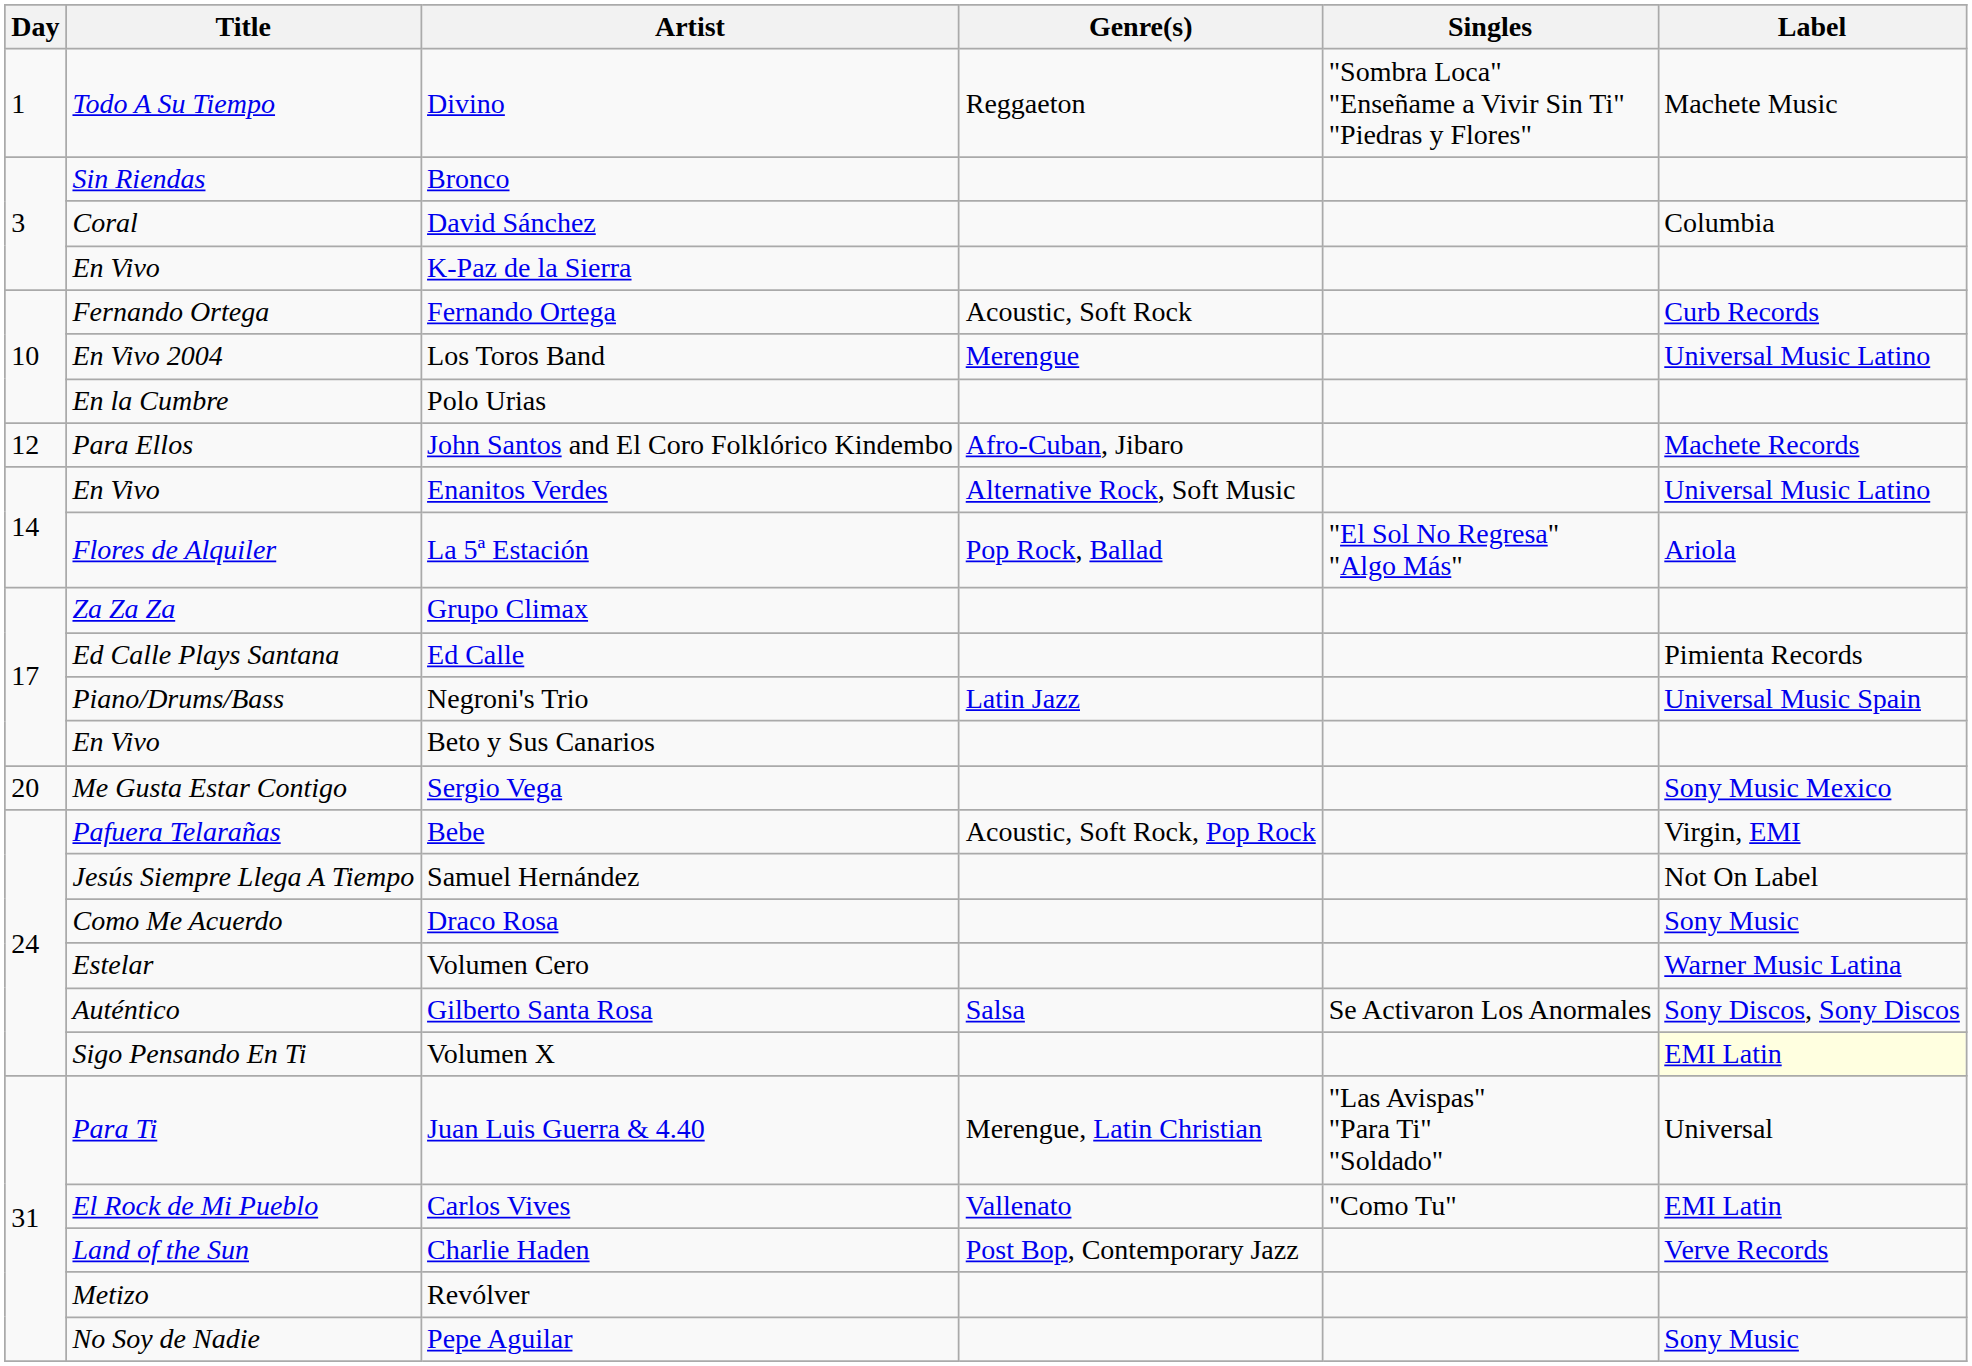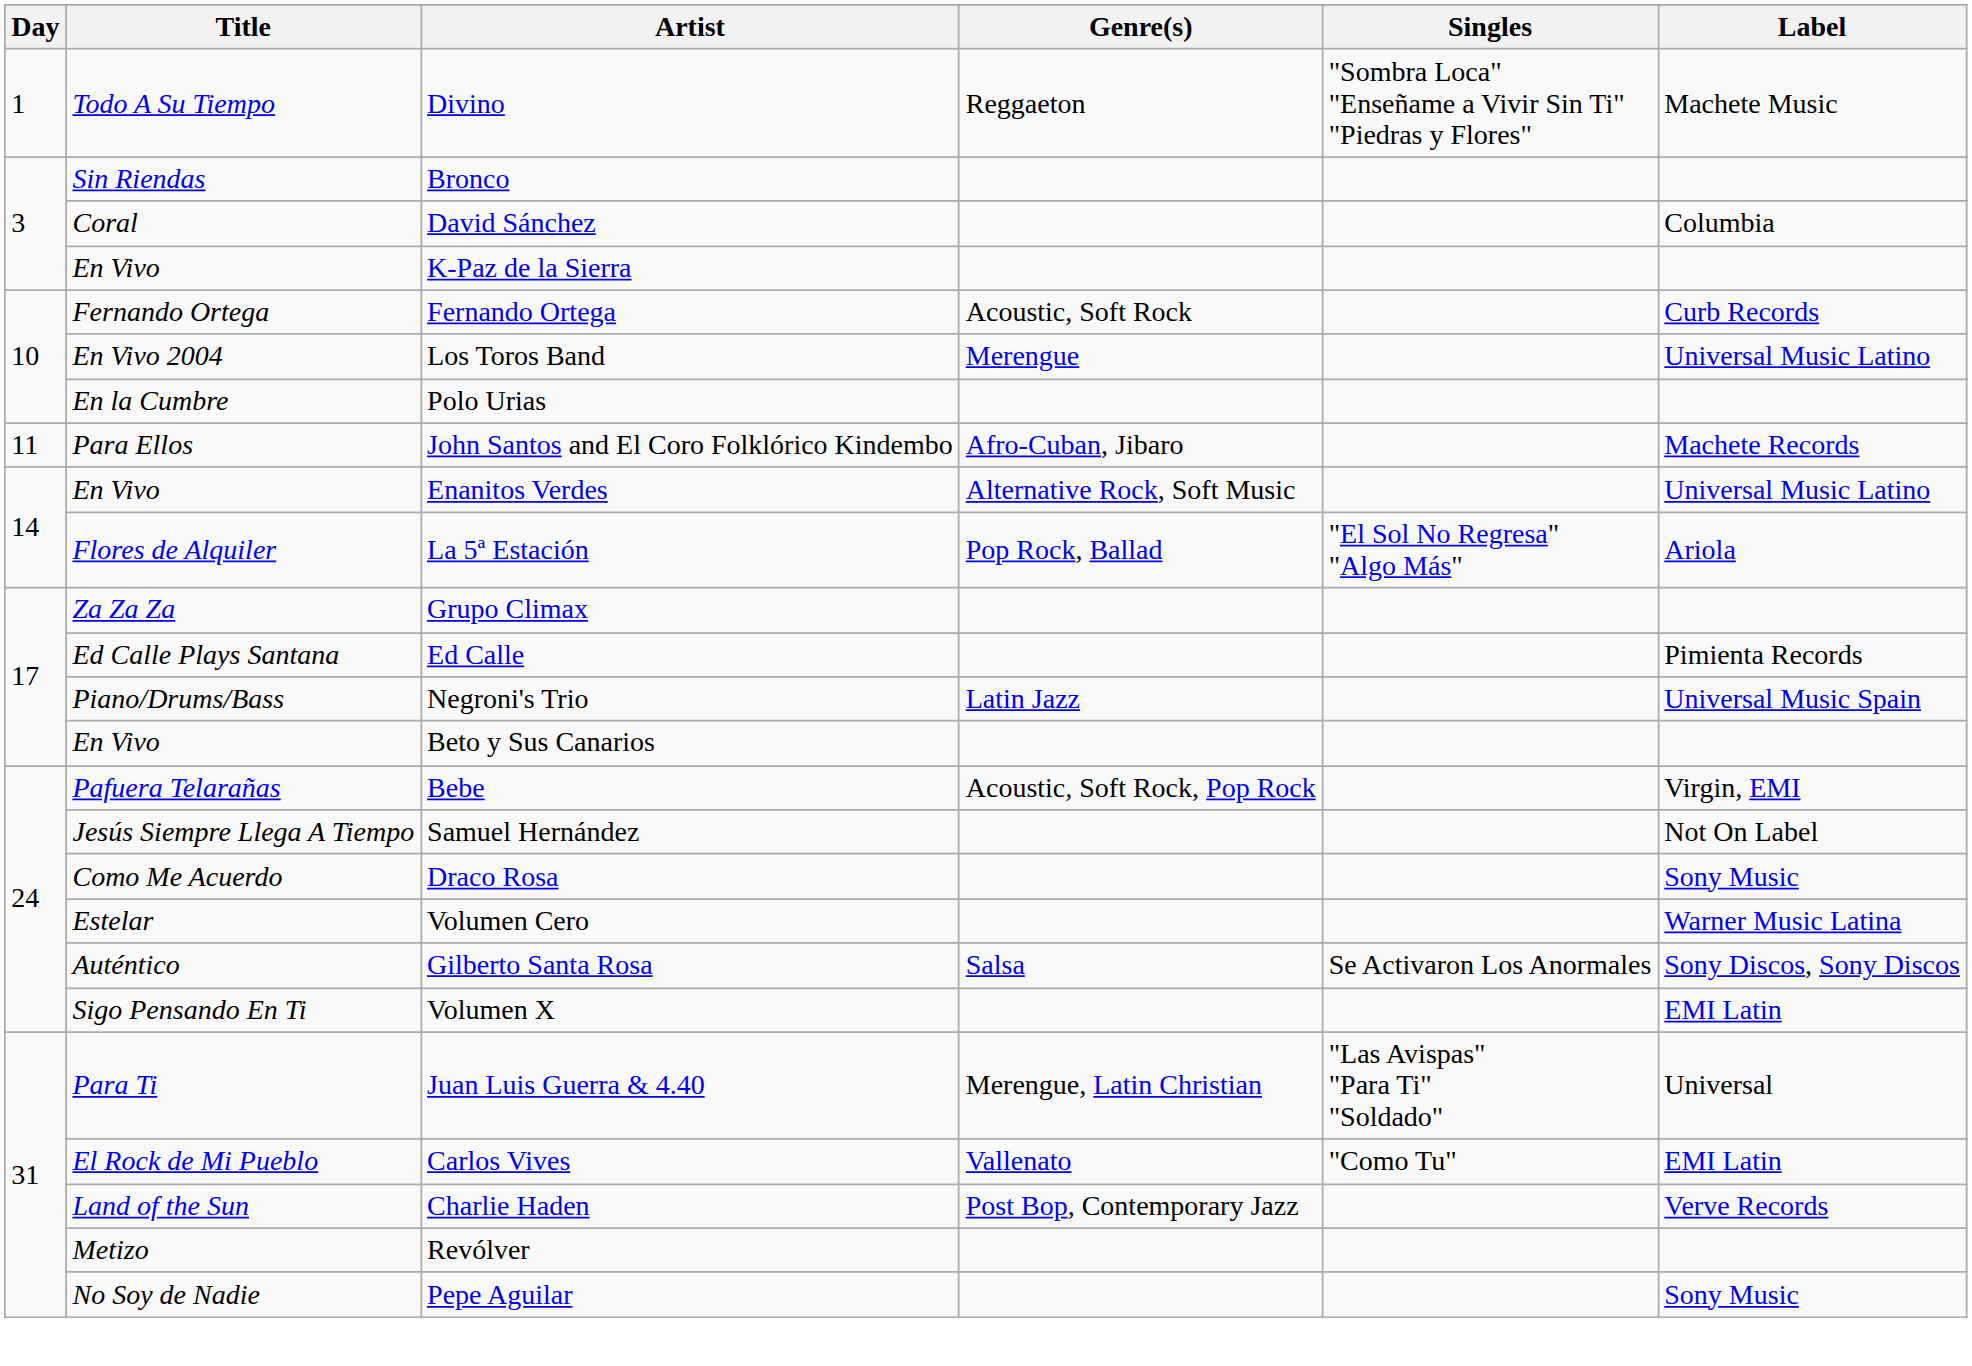(25, 444) 12 -> (25, 444) 11
- row: (495, 787)
(1723, 1053) lightyellow background -> (1723, 1009) no background
